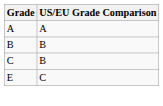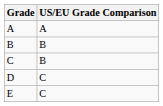+ row: (10, 77)
